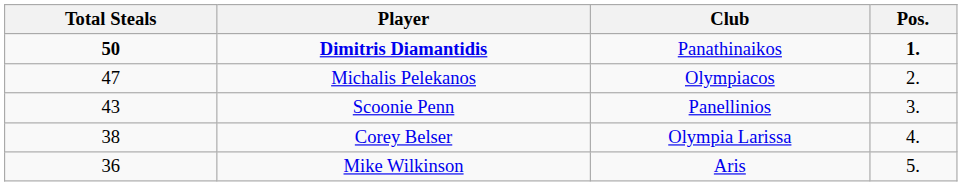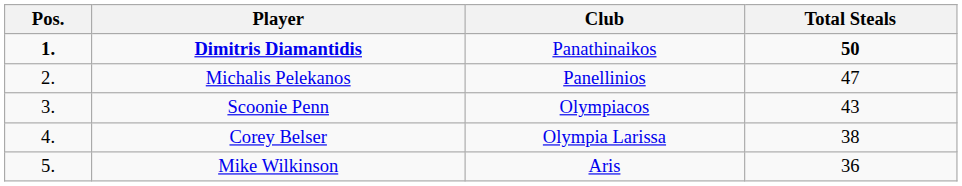columns swapped: (913, 19) <-> (111, 19)
(730, 78) Olympiacos -> (604, 78) Panellinios
(730, 107) Panellinios -> (604, 107) Olympiacos
